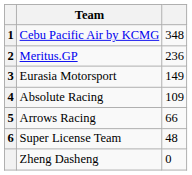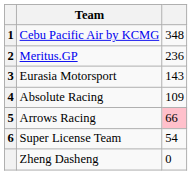(175, 76) 149 -> (175, 76) 143
(171, 117) no background -> (171, 117) pink background
(171, 138) 48 -> (171, 138) 54
